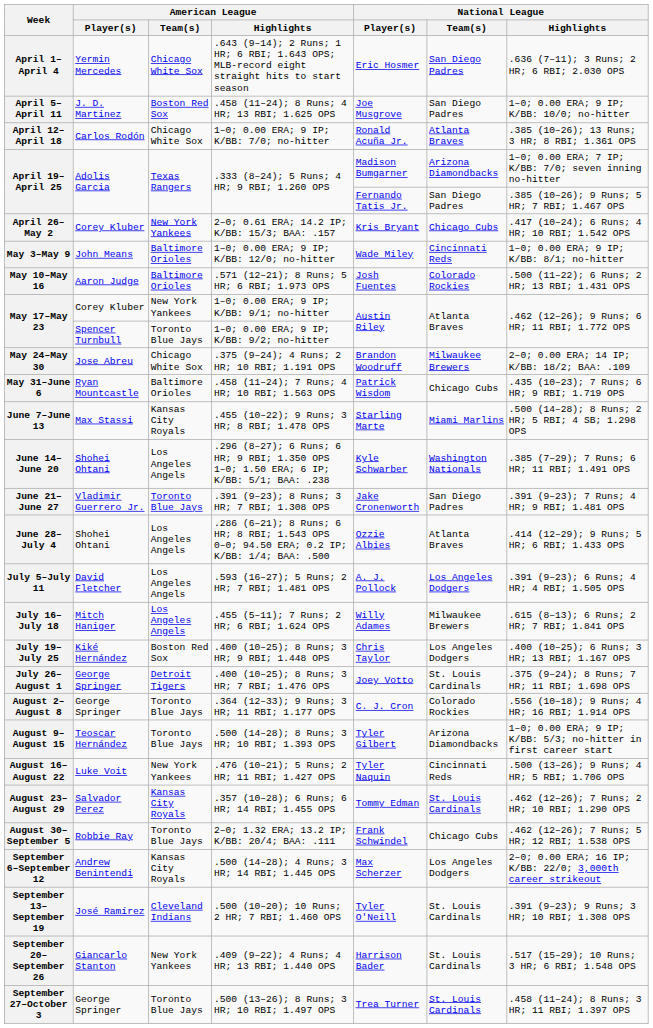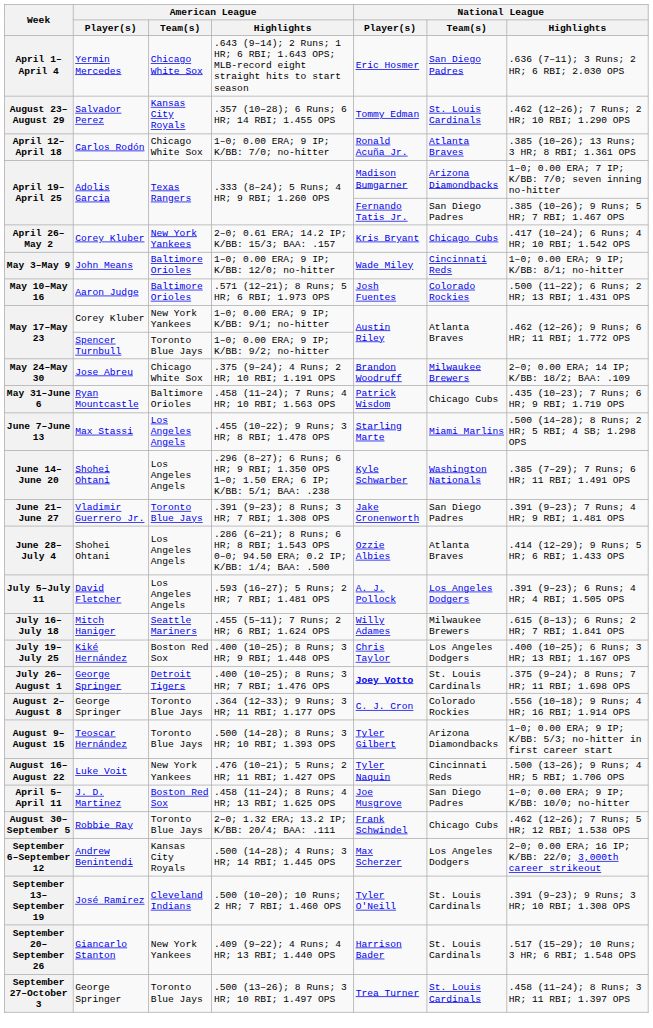rows swapped: (39, 109) <-> (39, 804)
(168, 420) Kansas City Royals -> (171, 432) Los Angeles Angels
(171, 621) Los Angeles Angels -> (174, 626) Seattle Mariners
(385, 680) normal -> (385, 680) bold
